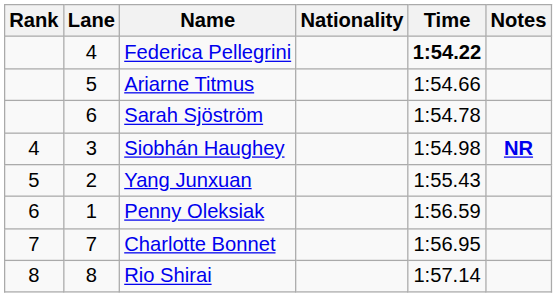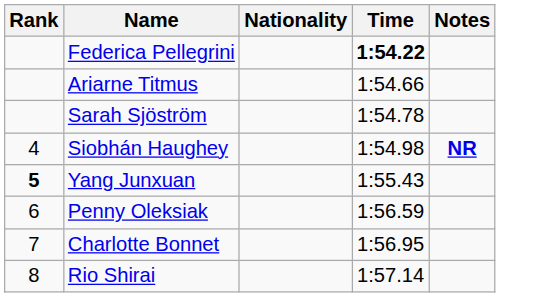- column: (91, 20)
(34, 180) normal -> (34, 180) bold
